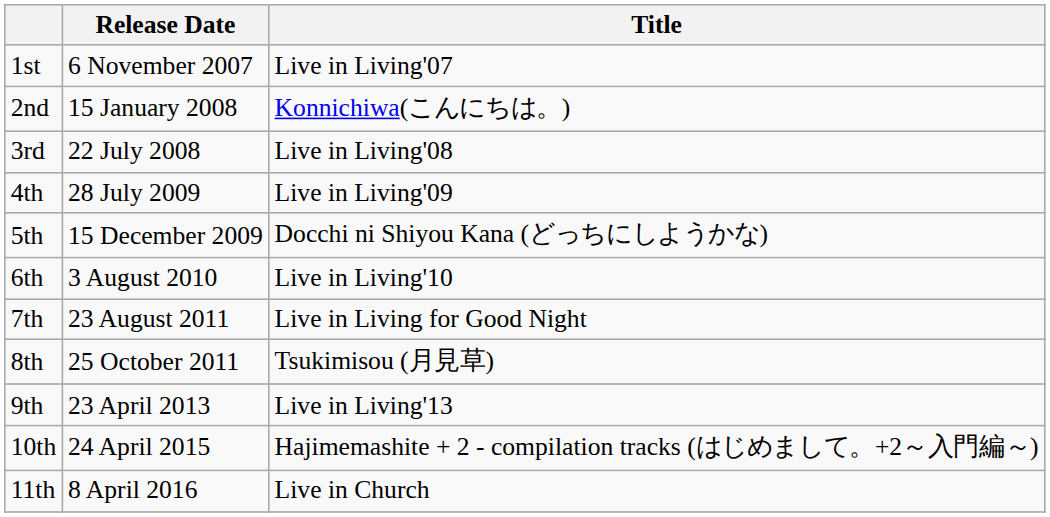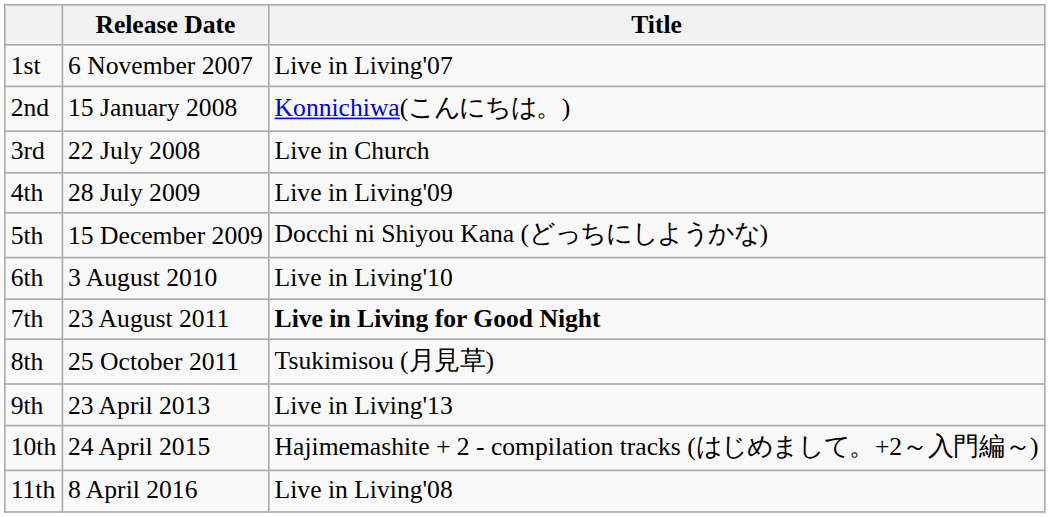(364, 151) Live in Living'08 -> (352, 151) Live in Church
(431, 318) normal -> (438, 318) bold
(352, 490) Live in Church -> (364, 490) Live in Living'08
